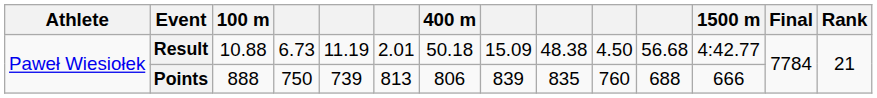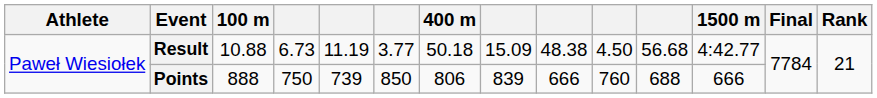(396, 49) 2.01 -> (396, 49) 3.77
(396, 79) 813 -> (396, 79) 850
(564, 79) 835 -> (564, 79) 666
